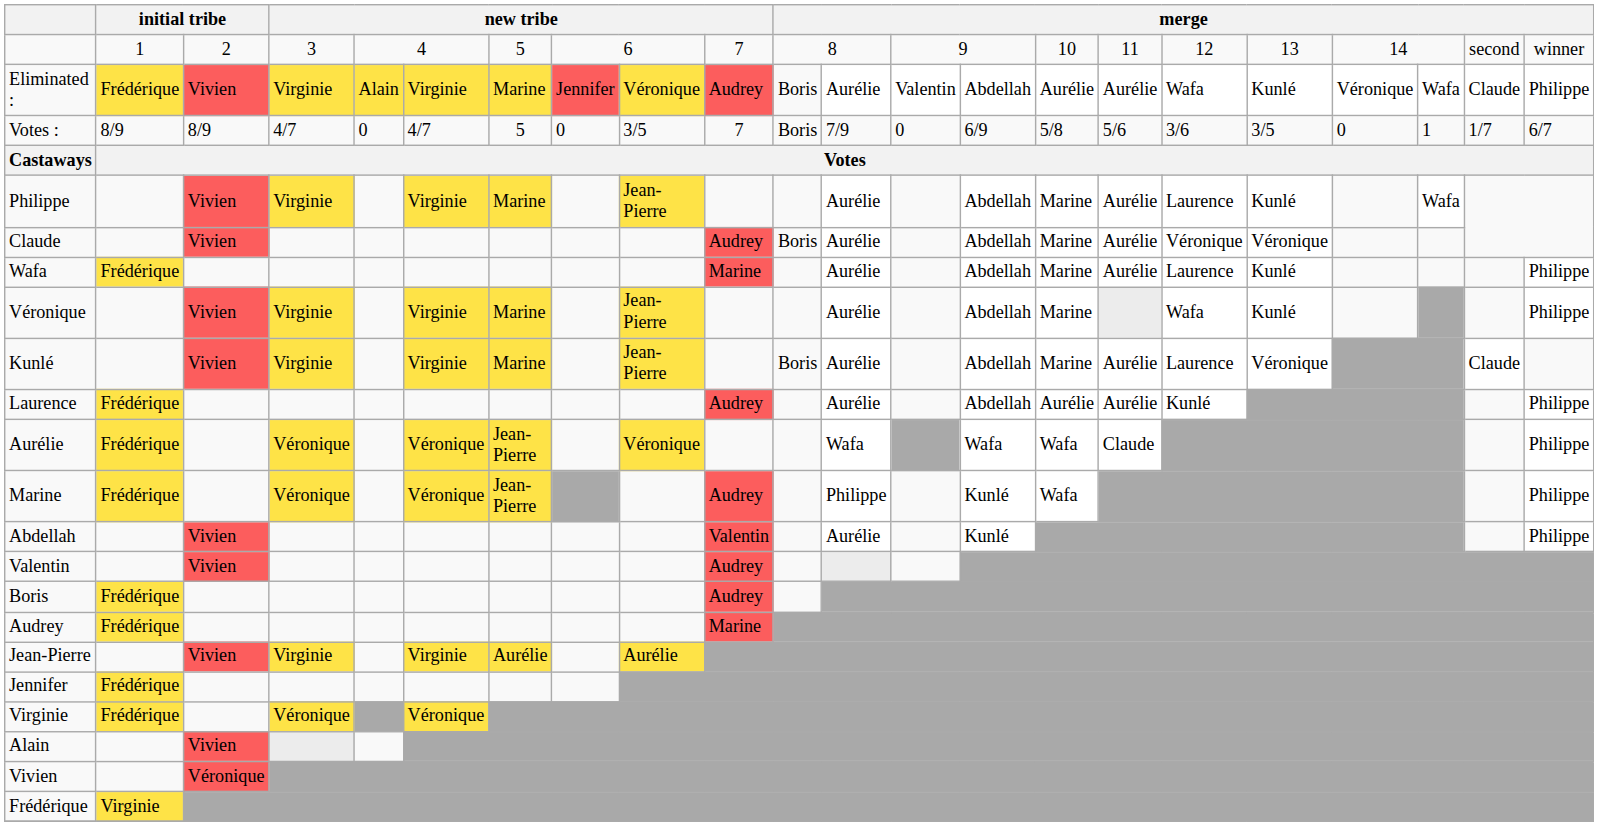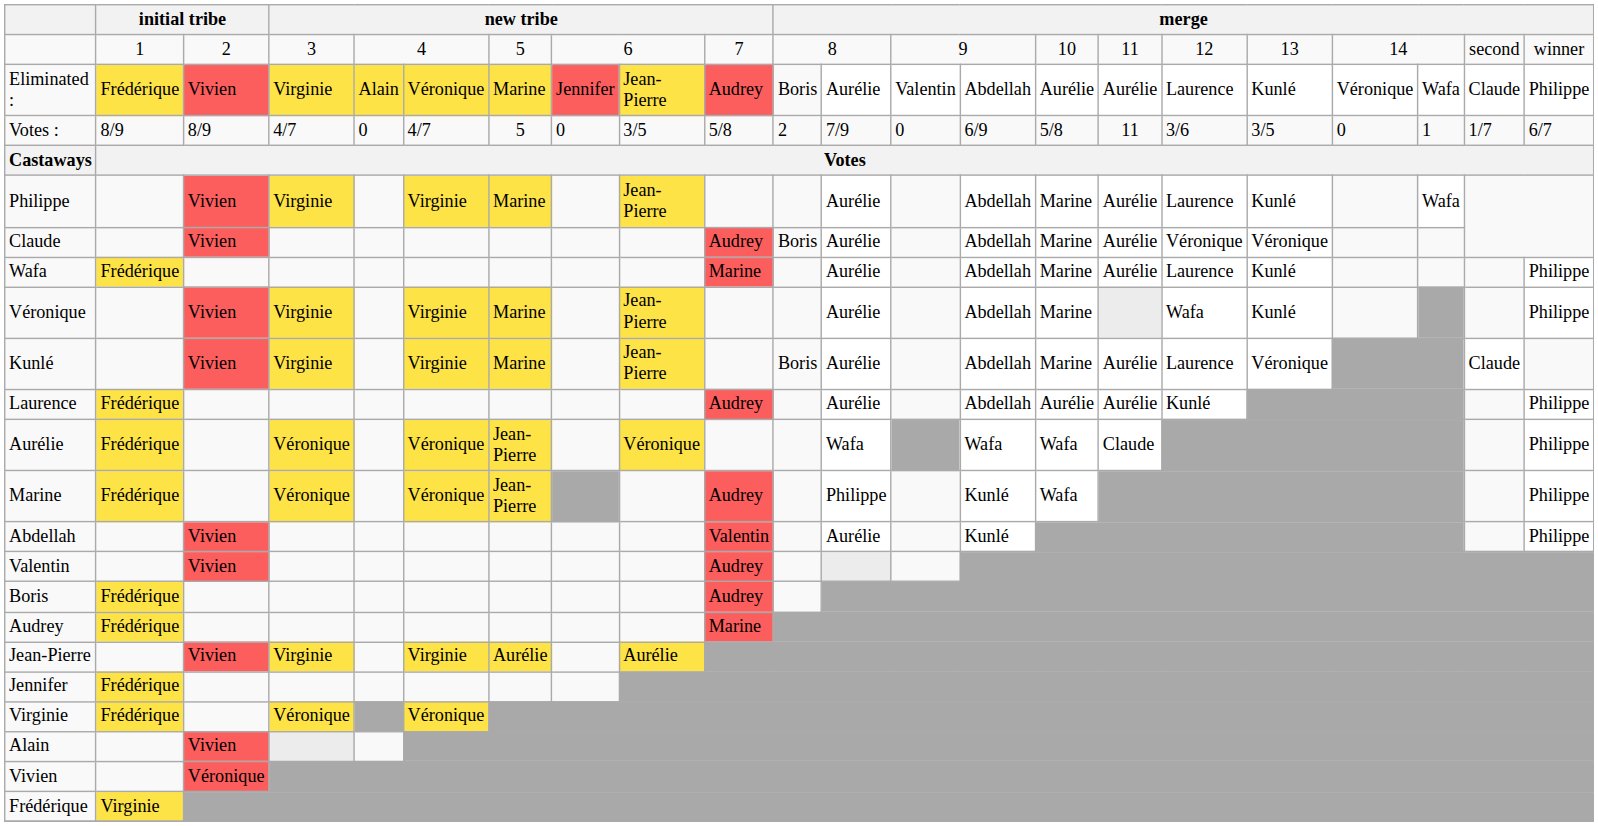(437, 89) Virginie -> (446, 89) Véronique
(662, 89) Véronique -> (645, 89) Jean-Pierre
(1185, 89) Wafa -> (1200, 89) Laurence
(739, 130) 7 -> (720, 130) 5/8
(798, 130) Boris -> (782, 130) 2
(1114, 130) 5/6 -> (1130, 130) 11
